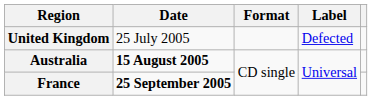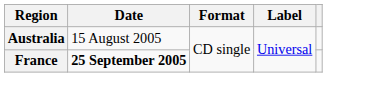- row: (59, 38)
(162, 60) bold -> (116, 38) normal
